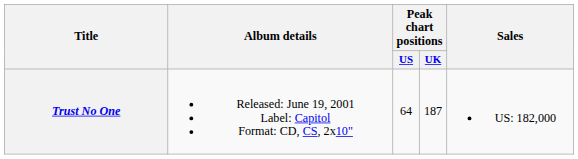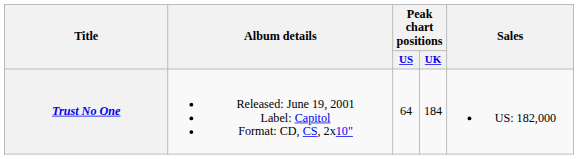(433, 111) 187 -> (433, 111) 184
